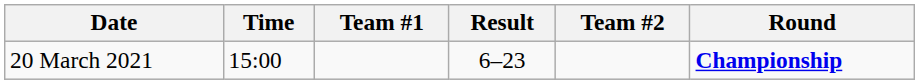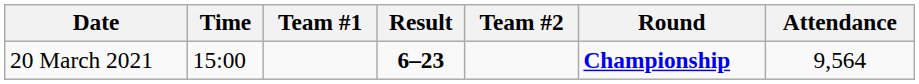+ column: (840, 23)
(502, 60) normal -> (421, 60) bold
